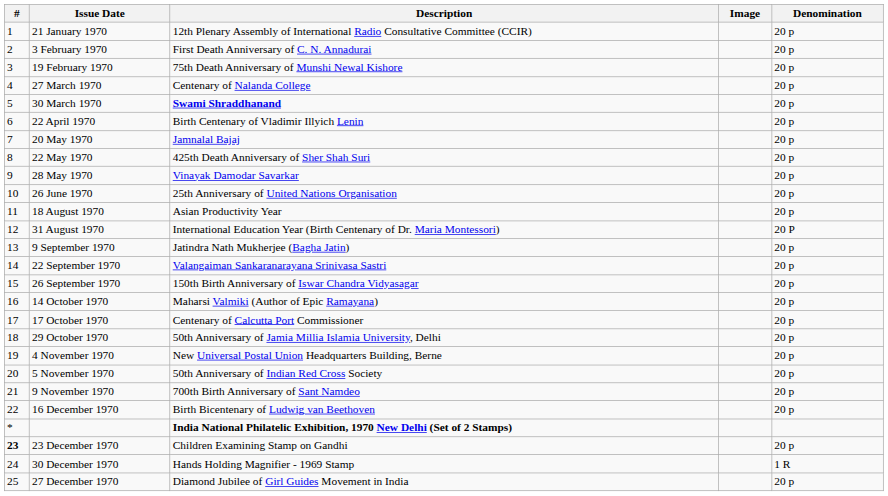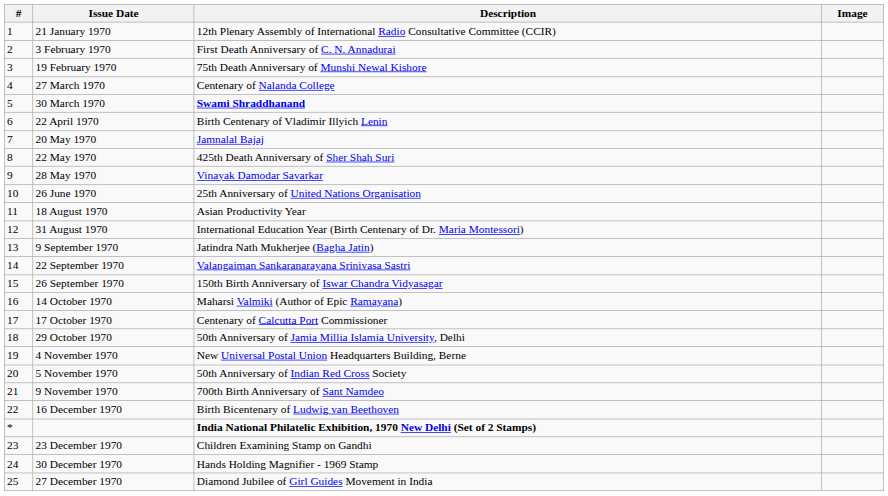- column: (827, 13)
(13, 445) bold -> (13, 445) normal
